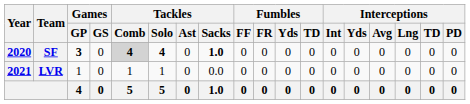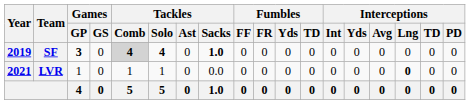(19, 52) 2020 -> (19, 52) 2019
(408, 71) normal -> (408, 71) bold
